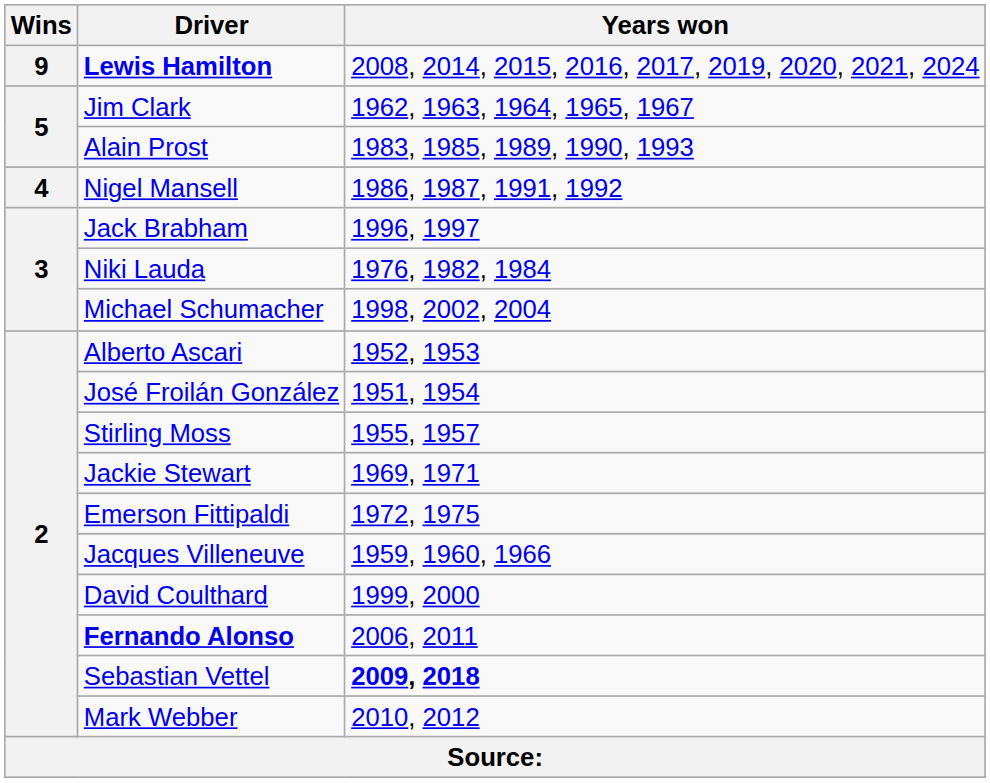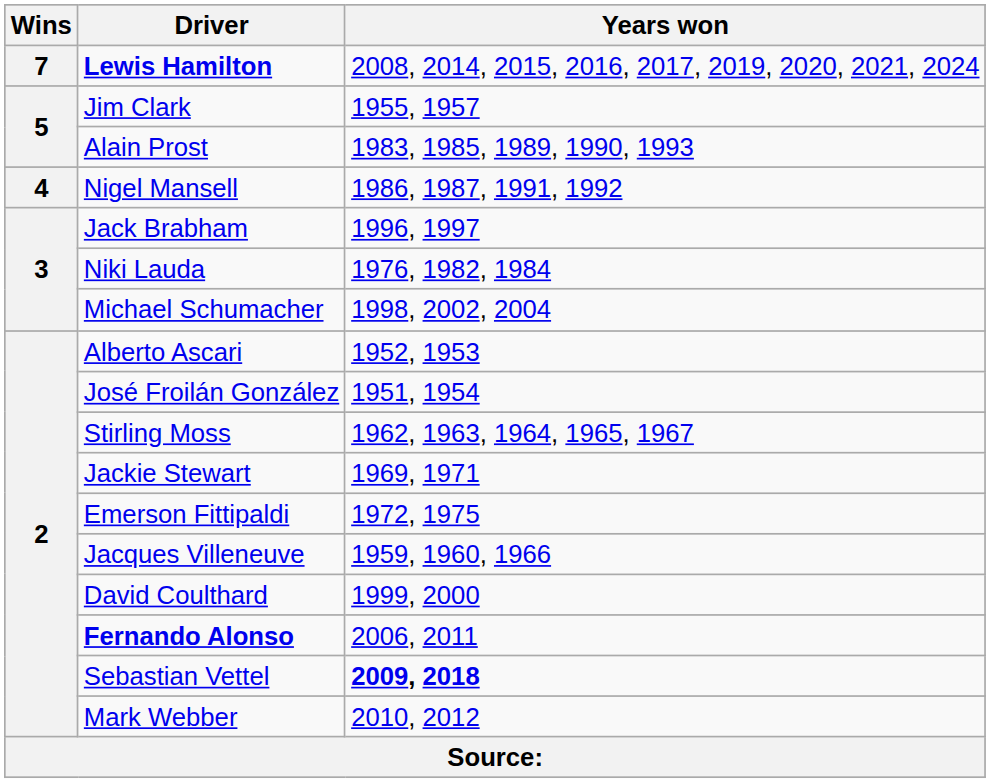(41, 66) 9 -> (41, 66) 7
(523, 107) 1962, 1963, 1964, 1965, 1967 -> (415, 107) 1955, 1957
(415, 432) 1955, 1957 -> (523, 432) 1962, 1963, 1964, 1965, 1967
